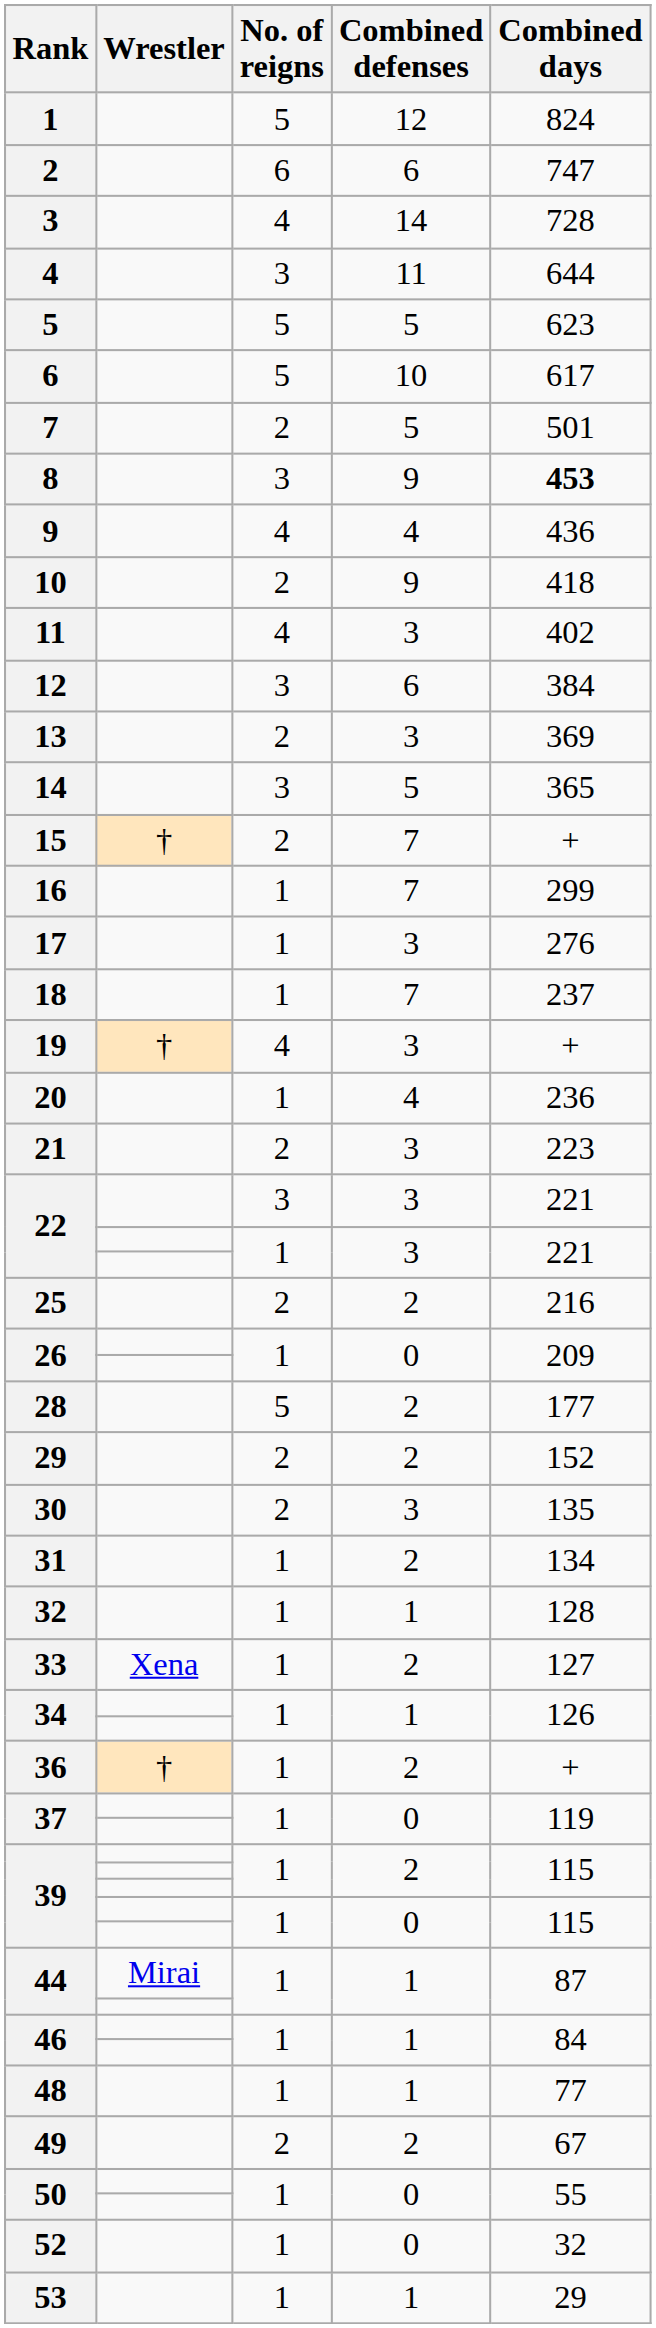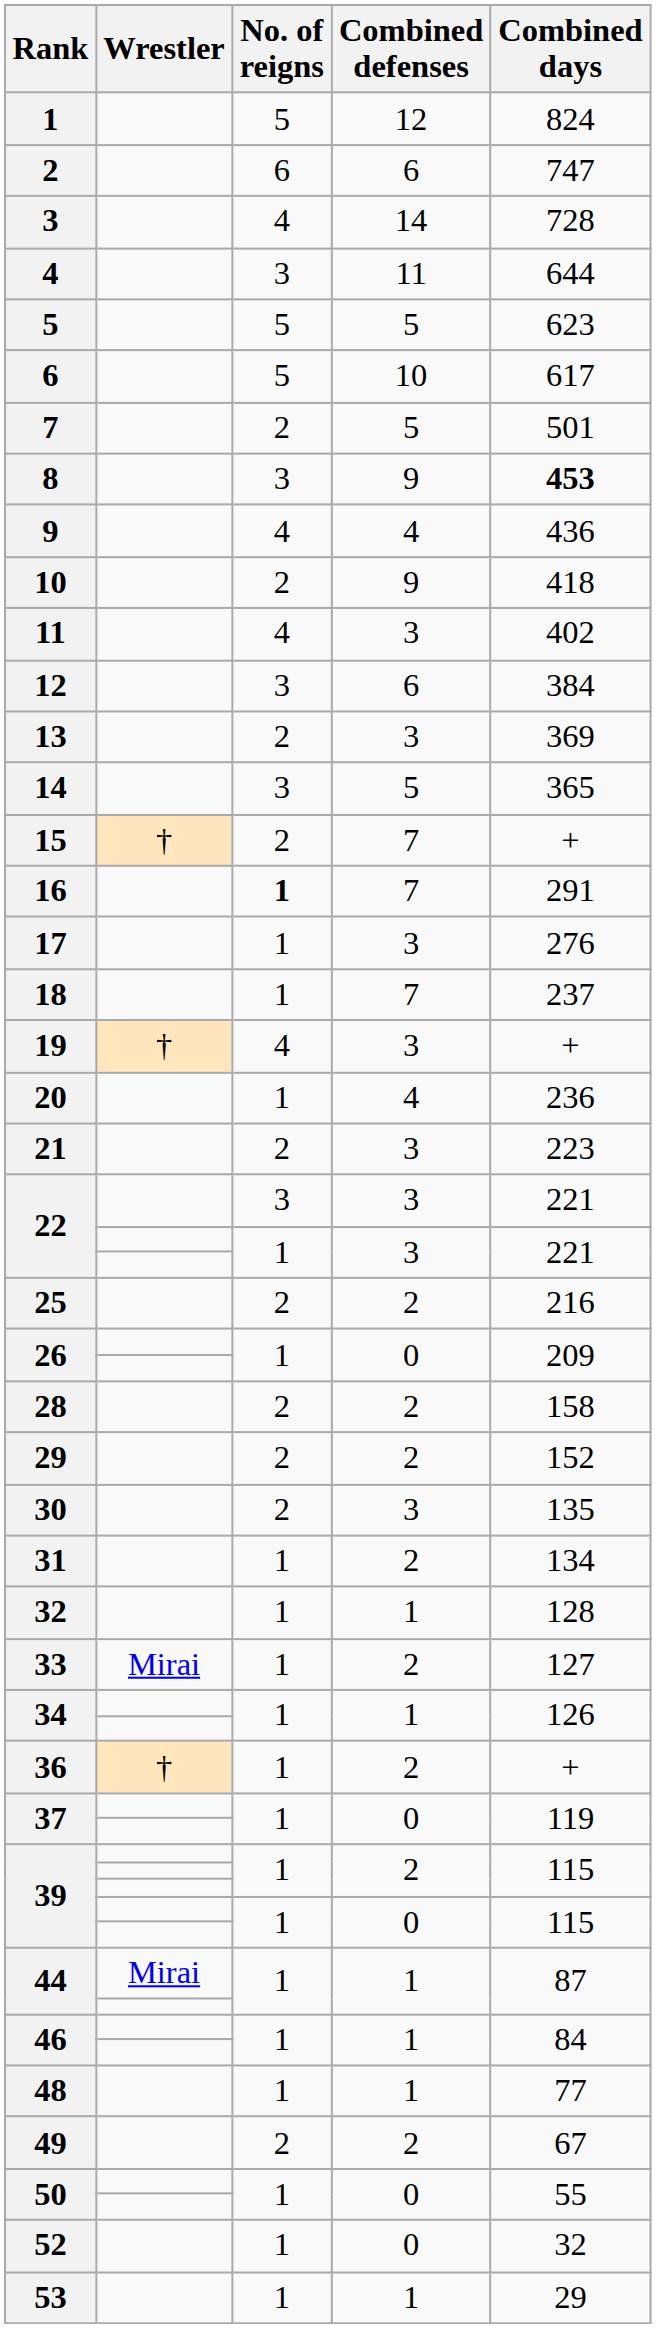(282, 890) normal -> (282, 890) bold
(570, 890) 299 -> (570, 890) 291
(282, 1406) 5 -> (282, 1406) 2
(570, 1406) 177 -> (570, 1406) 158
(164, 1663) Xena -> (164, 1663) Mirai
